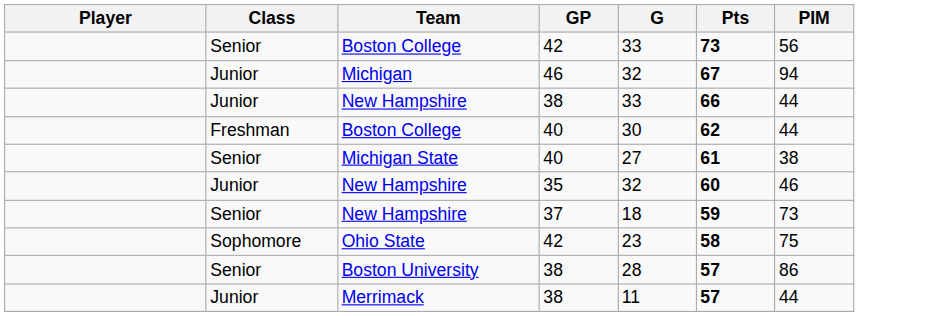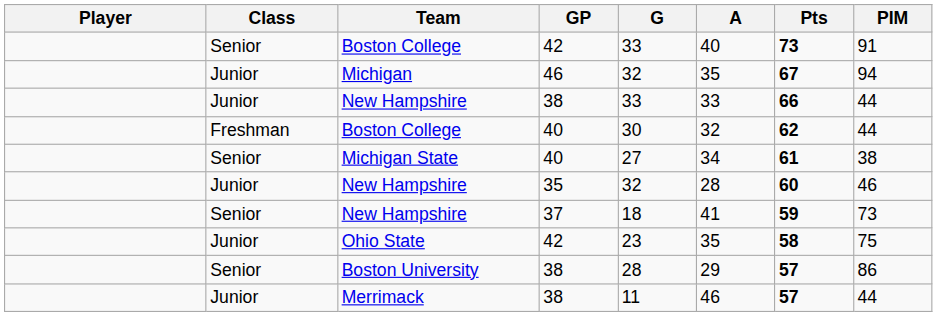+ column: (736, 18)
(789, 46) 56 -> (867, 46) 91
(256, 241) Sophomore -> (234, 241) Junior
